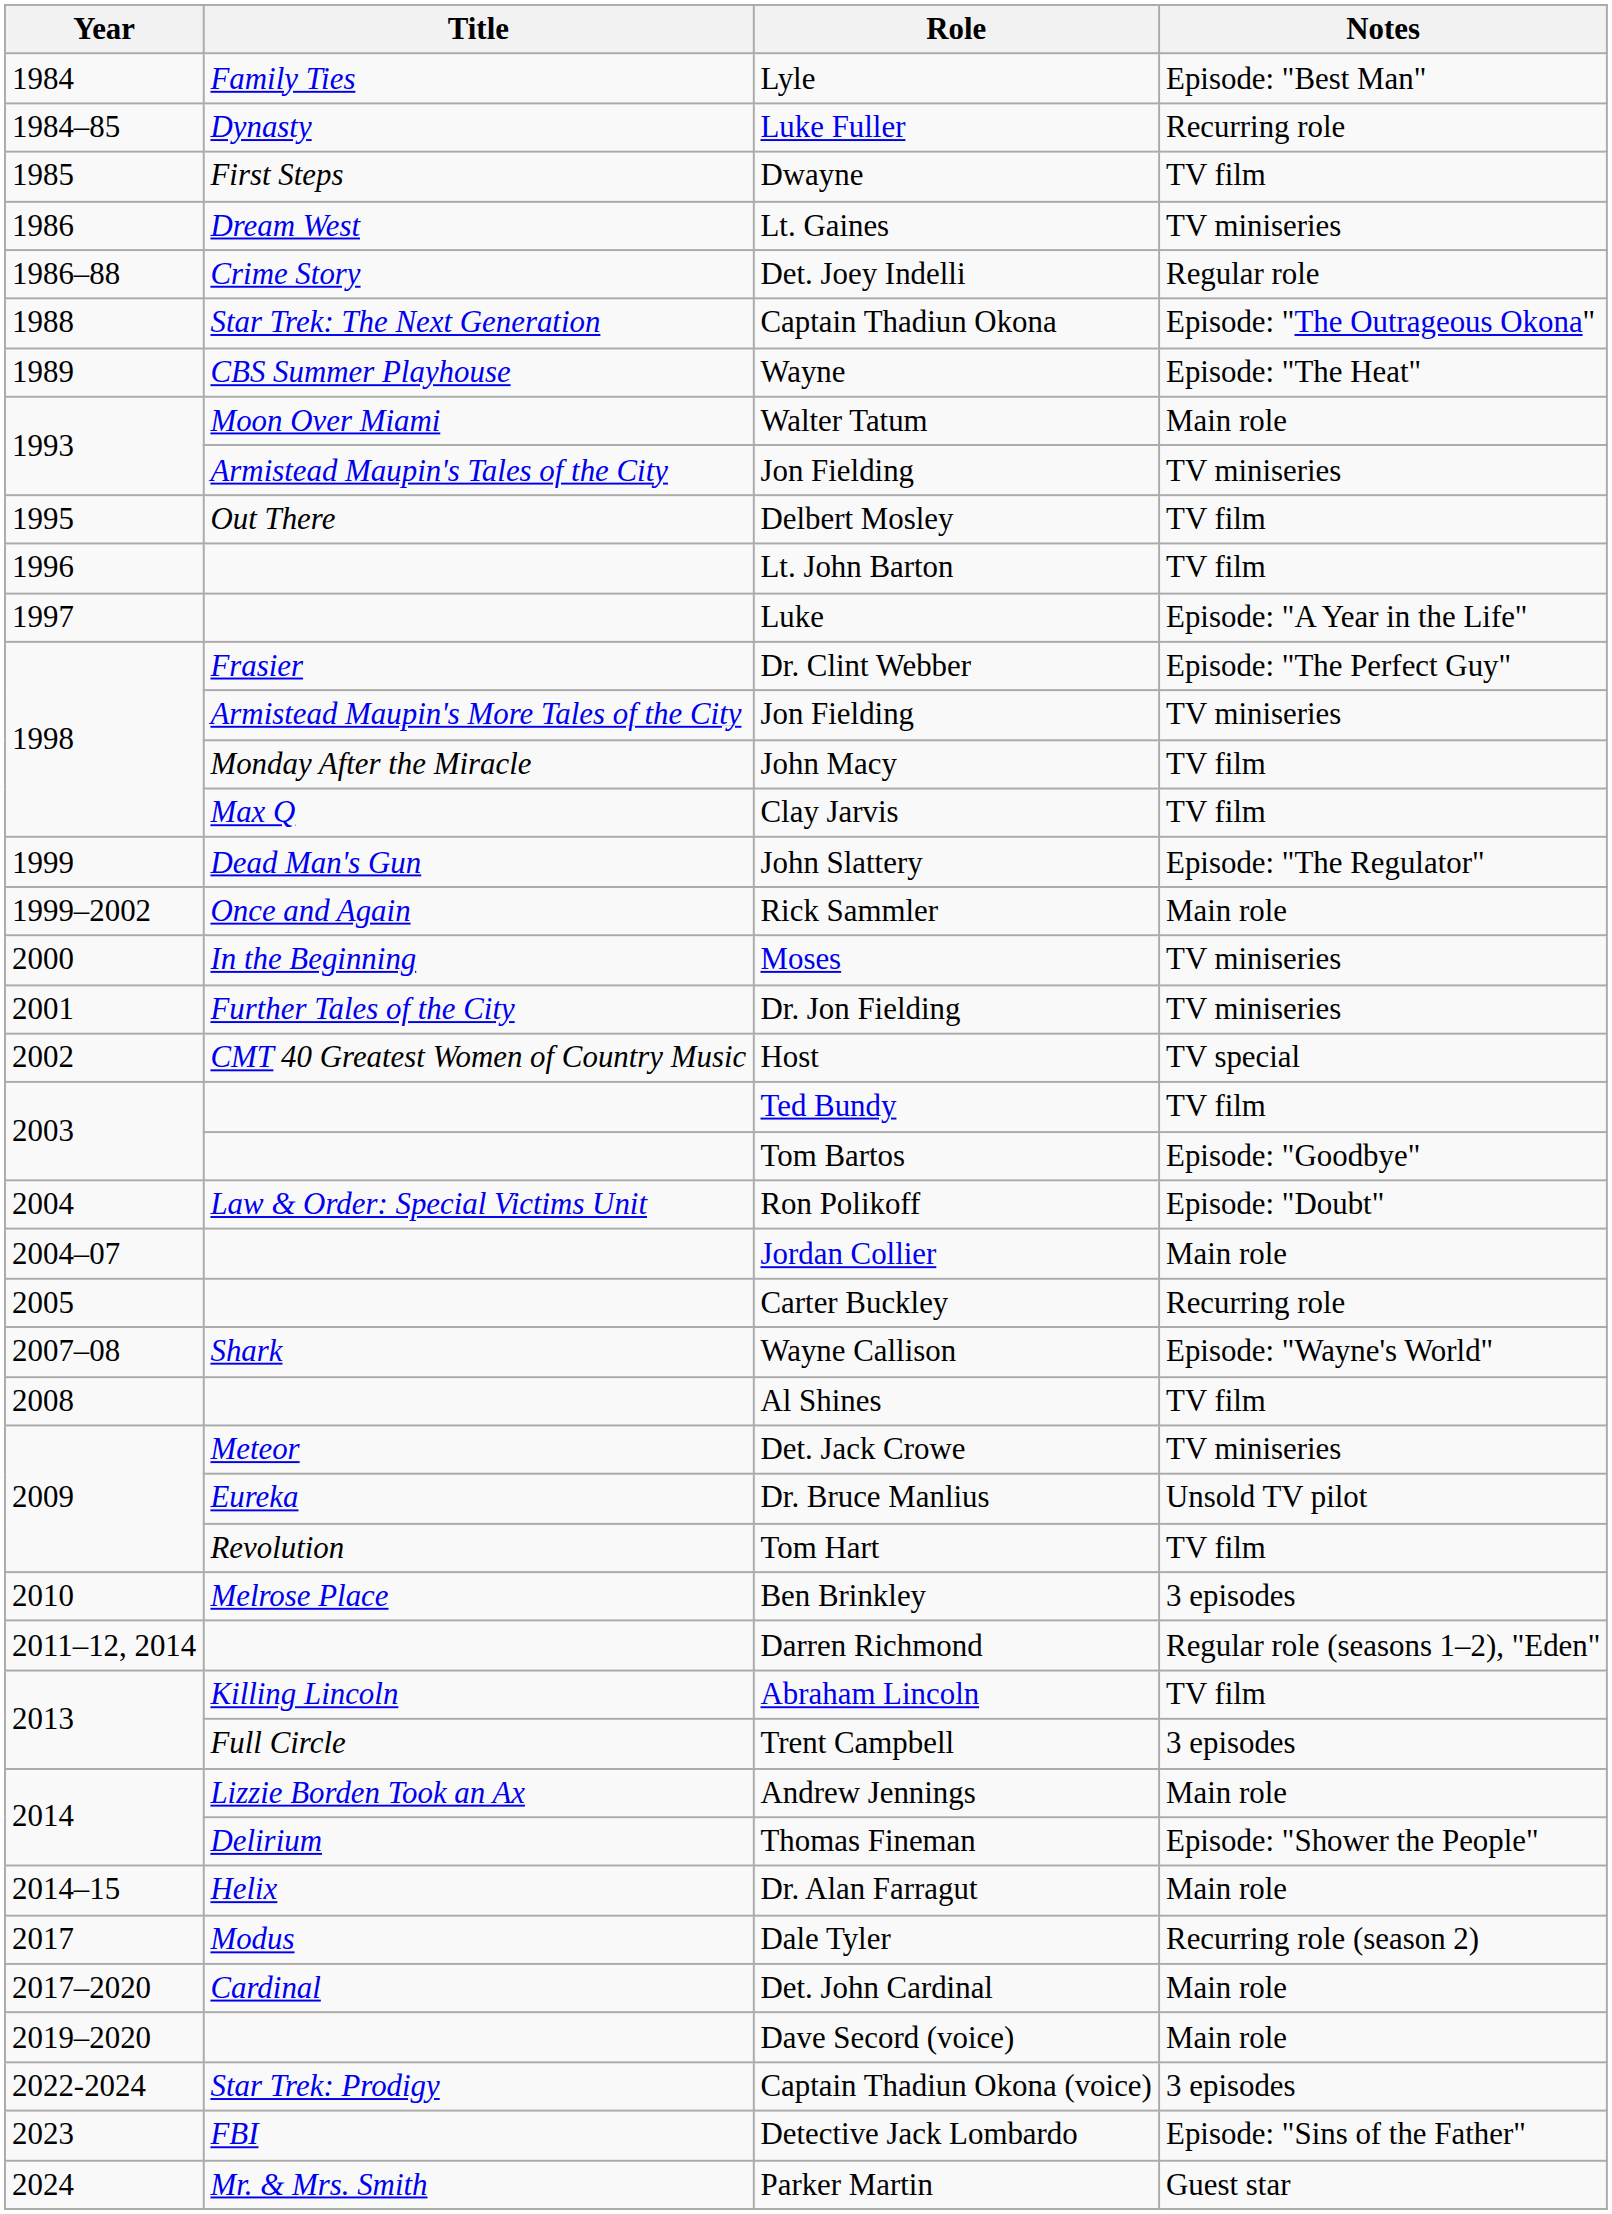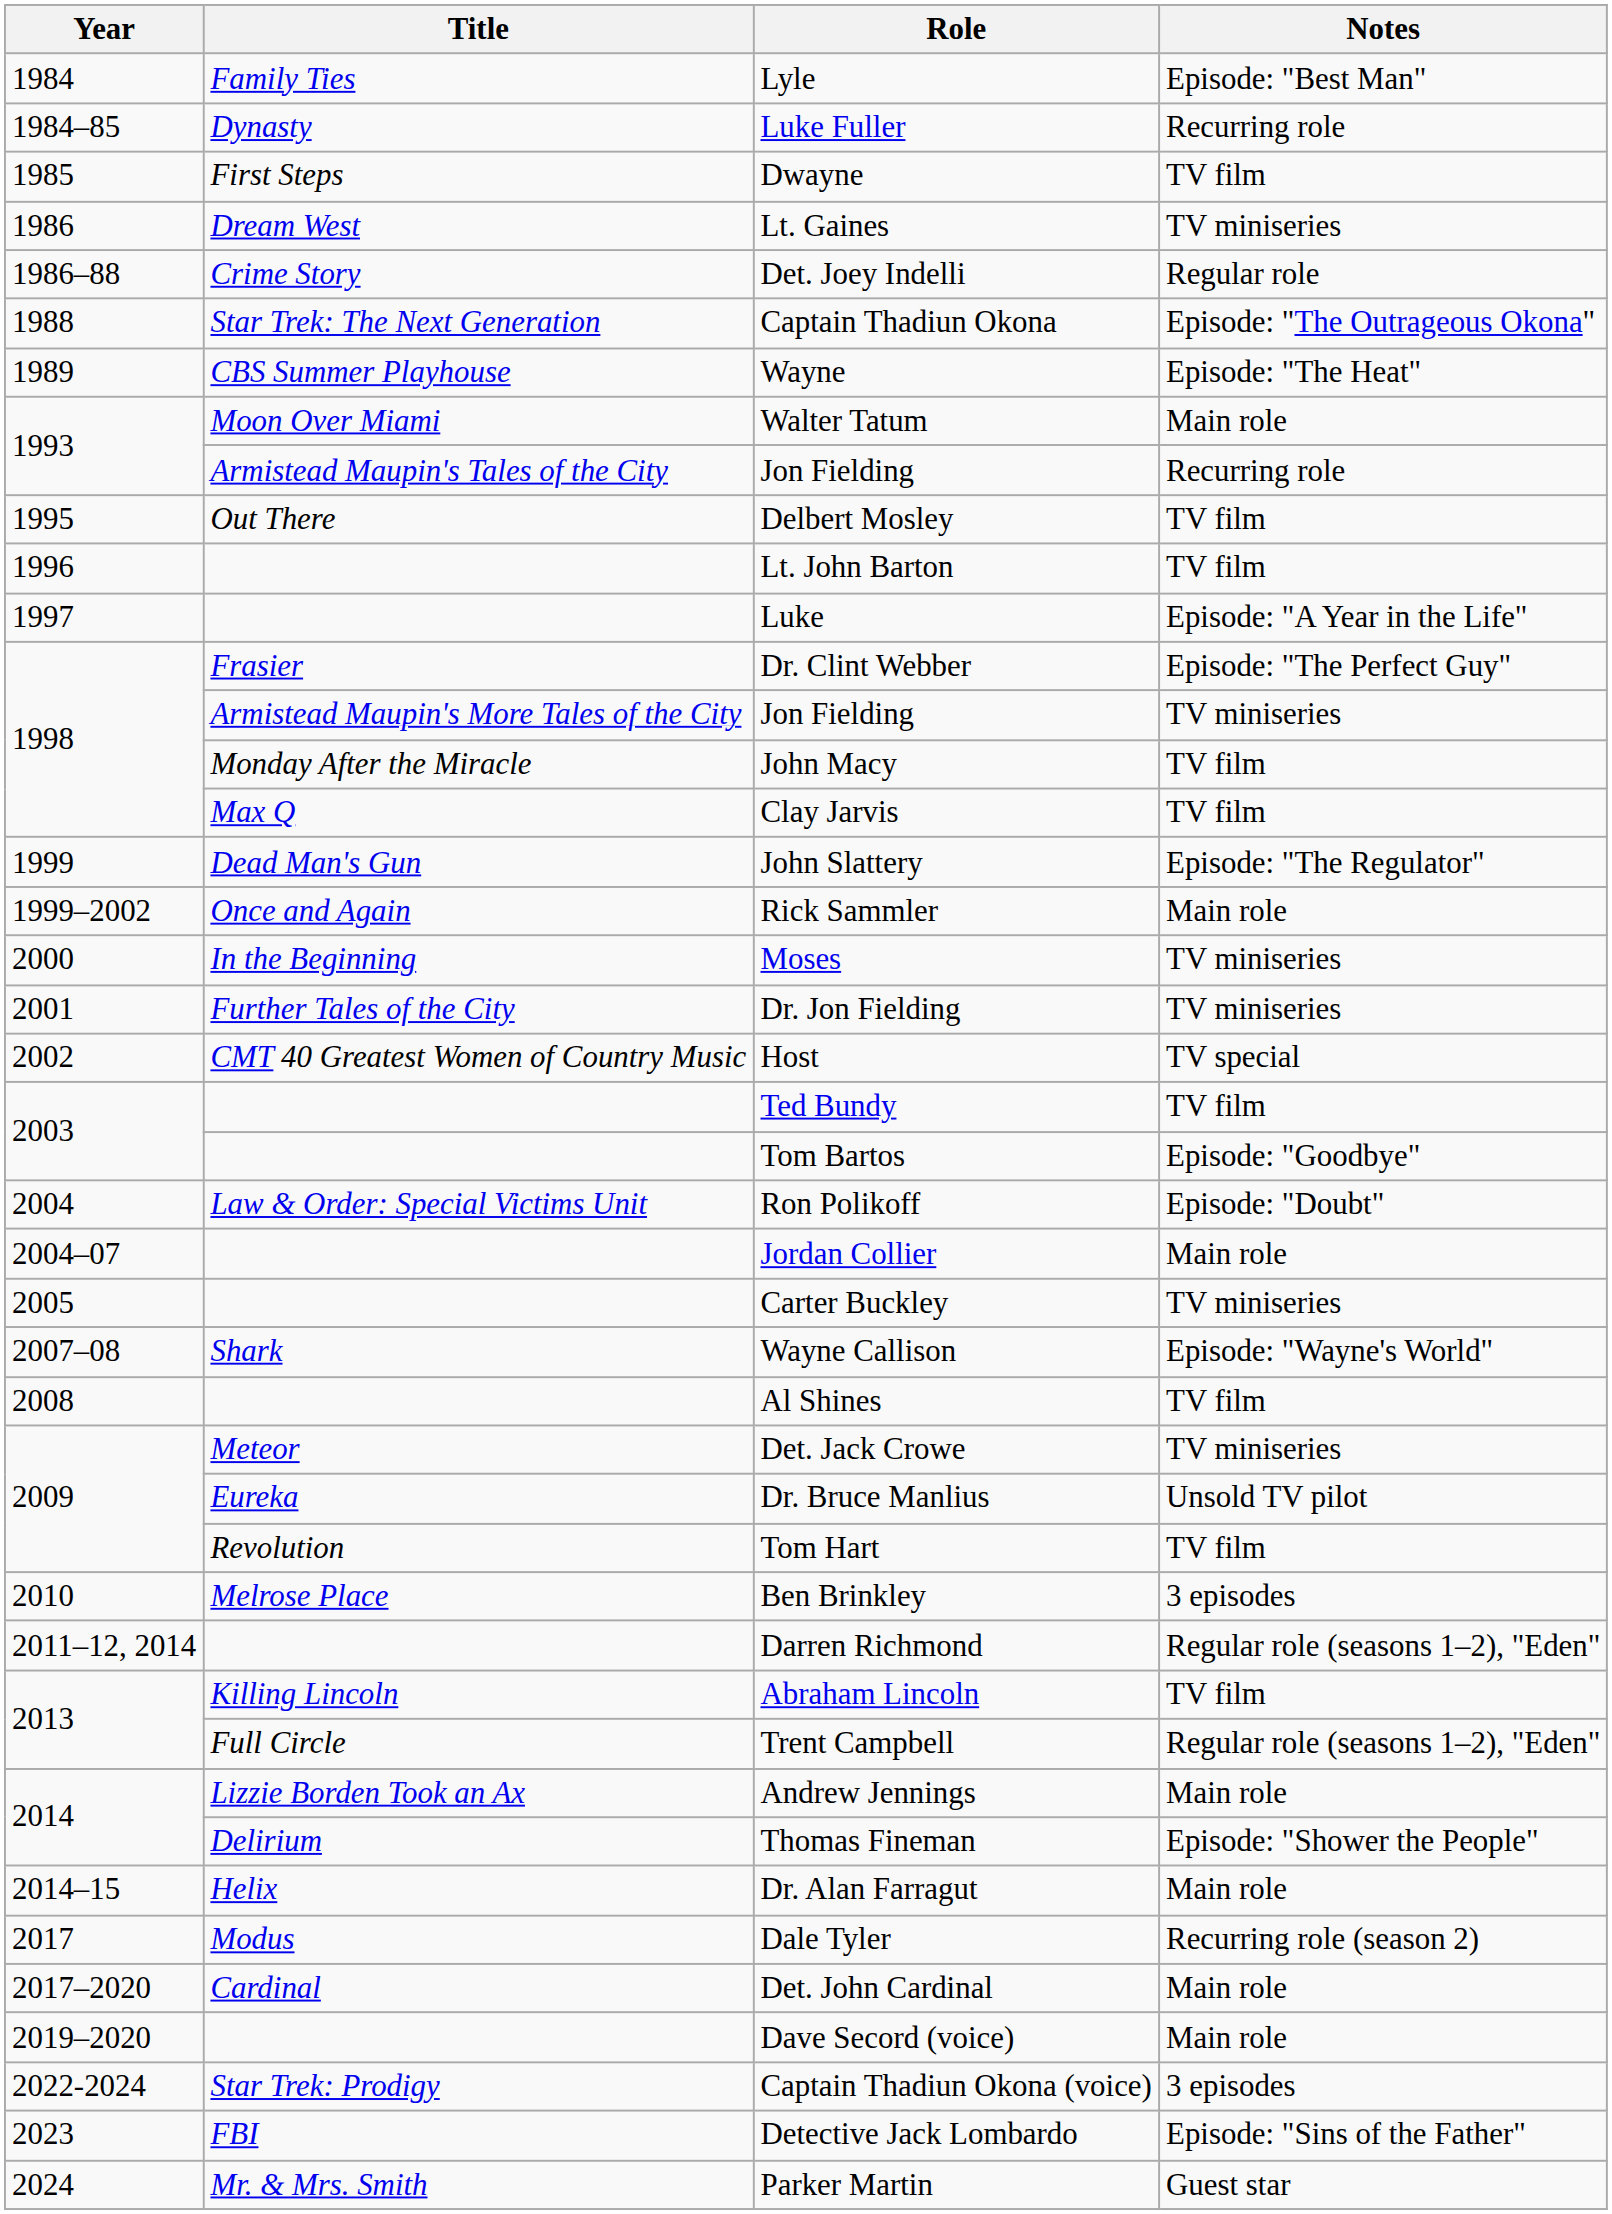(1254, 469) TV miniseries -> (1256, 469) Recurring role
(1256, 1302) Recurring role -> (1254, 1302) TV miniseries
(1231, 1743) 3 episodes -> (1383, 1743) Regular role (seasons 1–2), "Eden"
